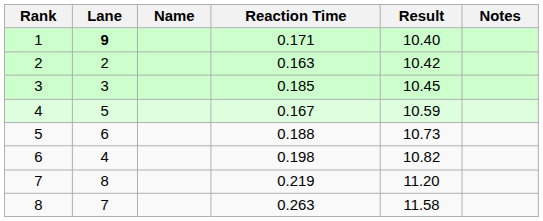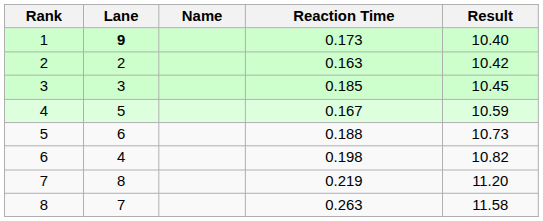- column: (500, 16)
(296, 39) 0.171 -> (344, 39) 0.173
